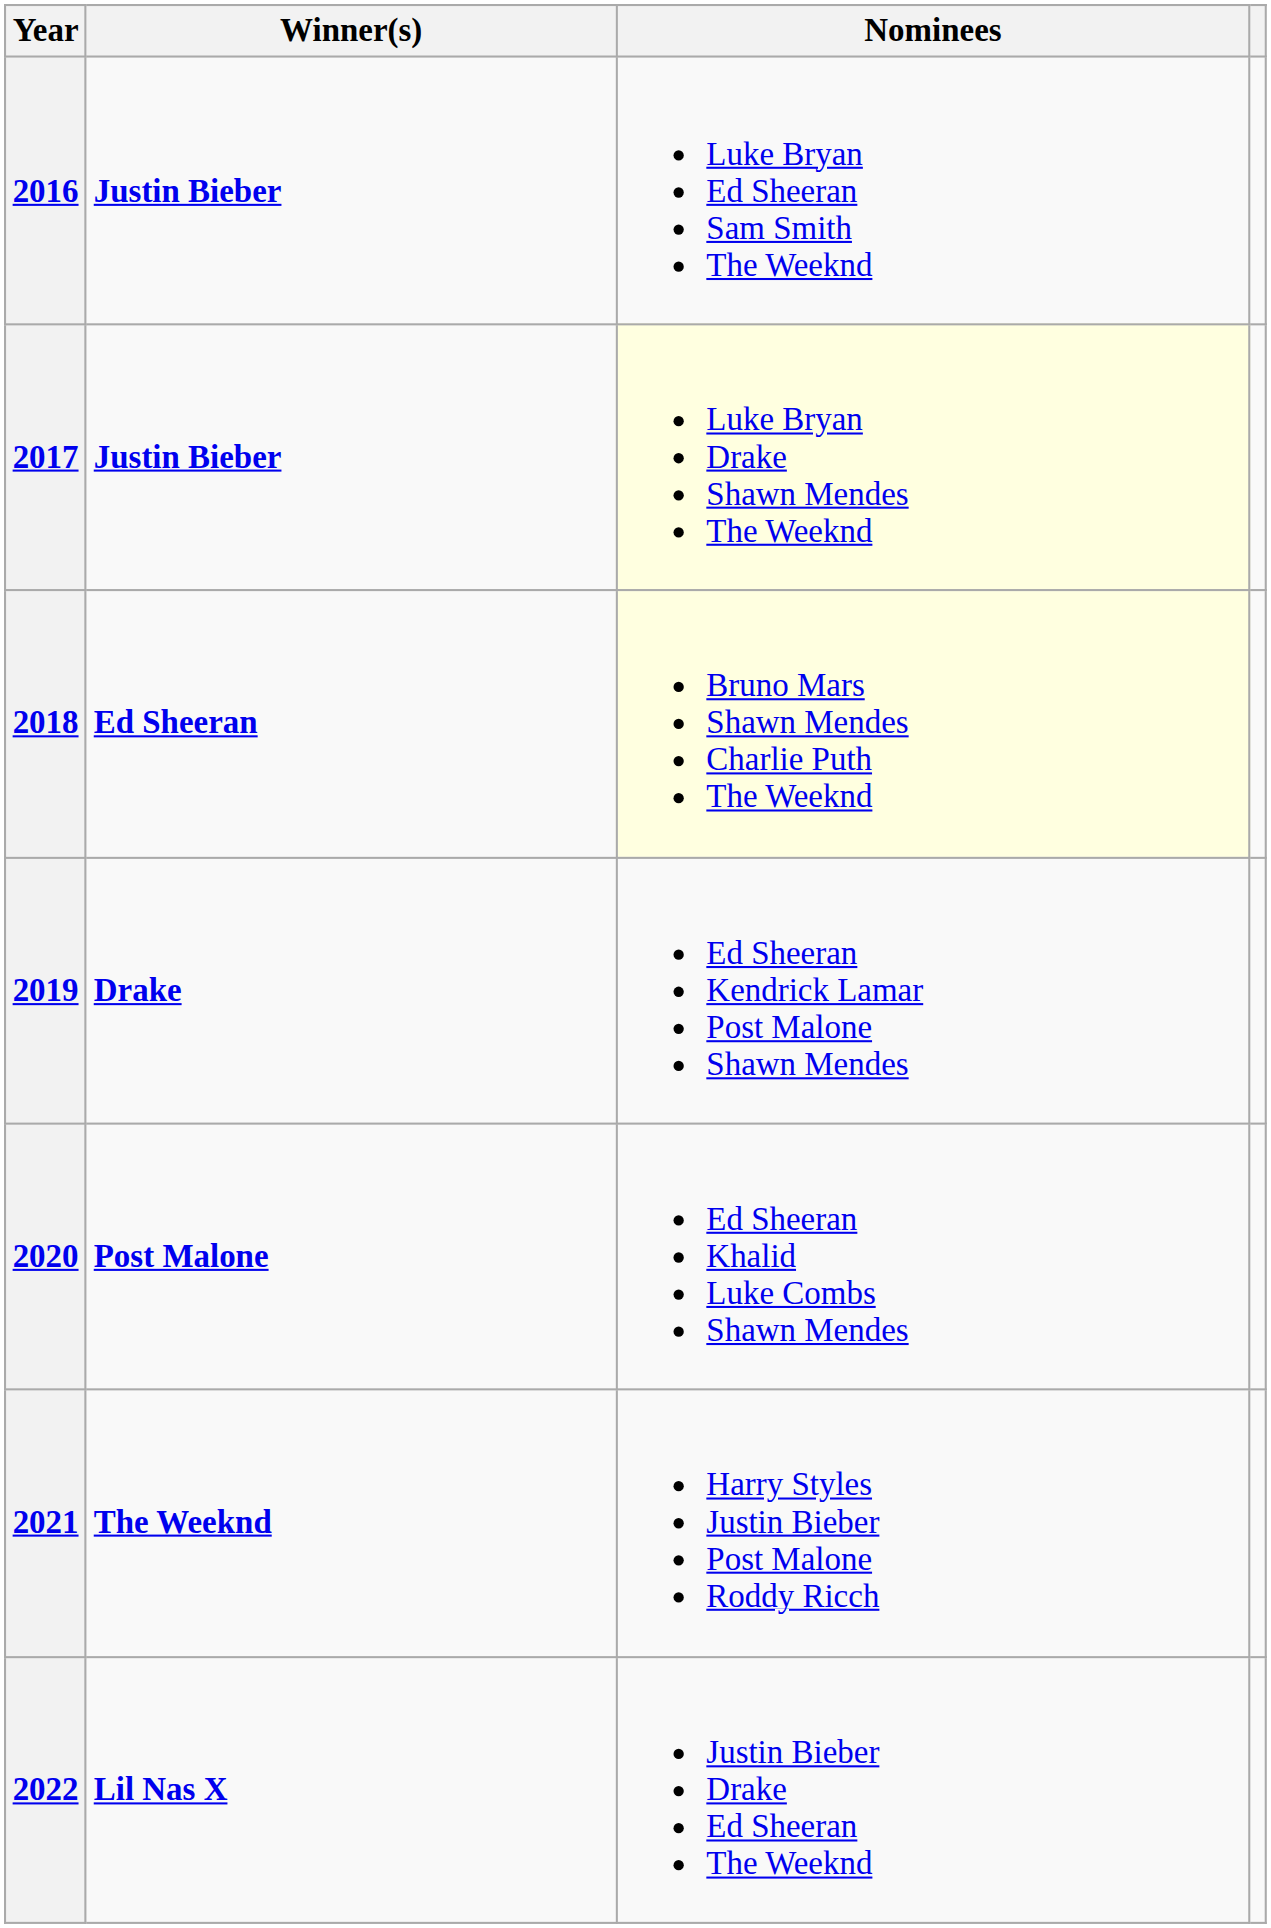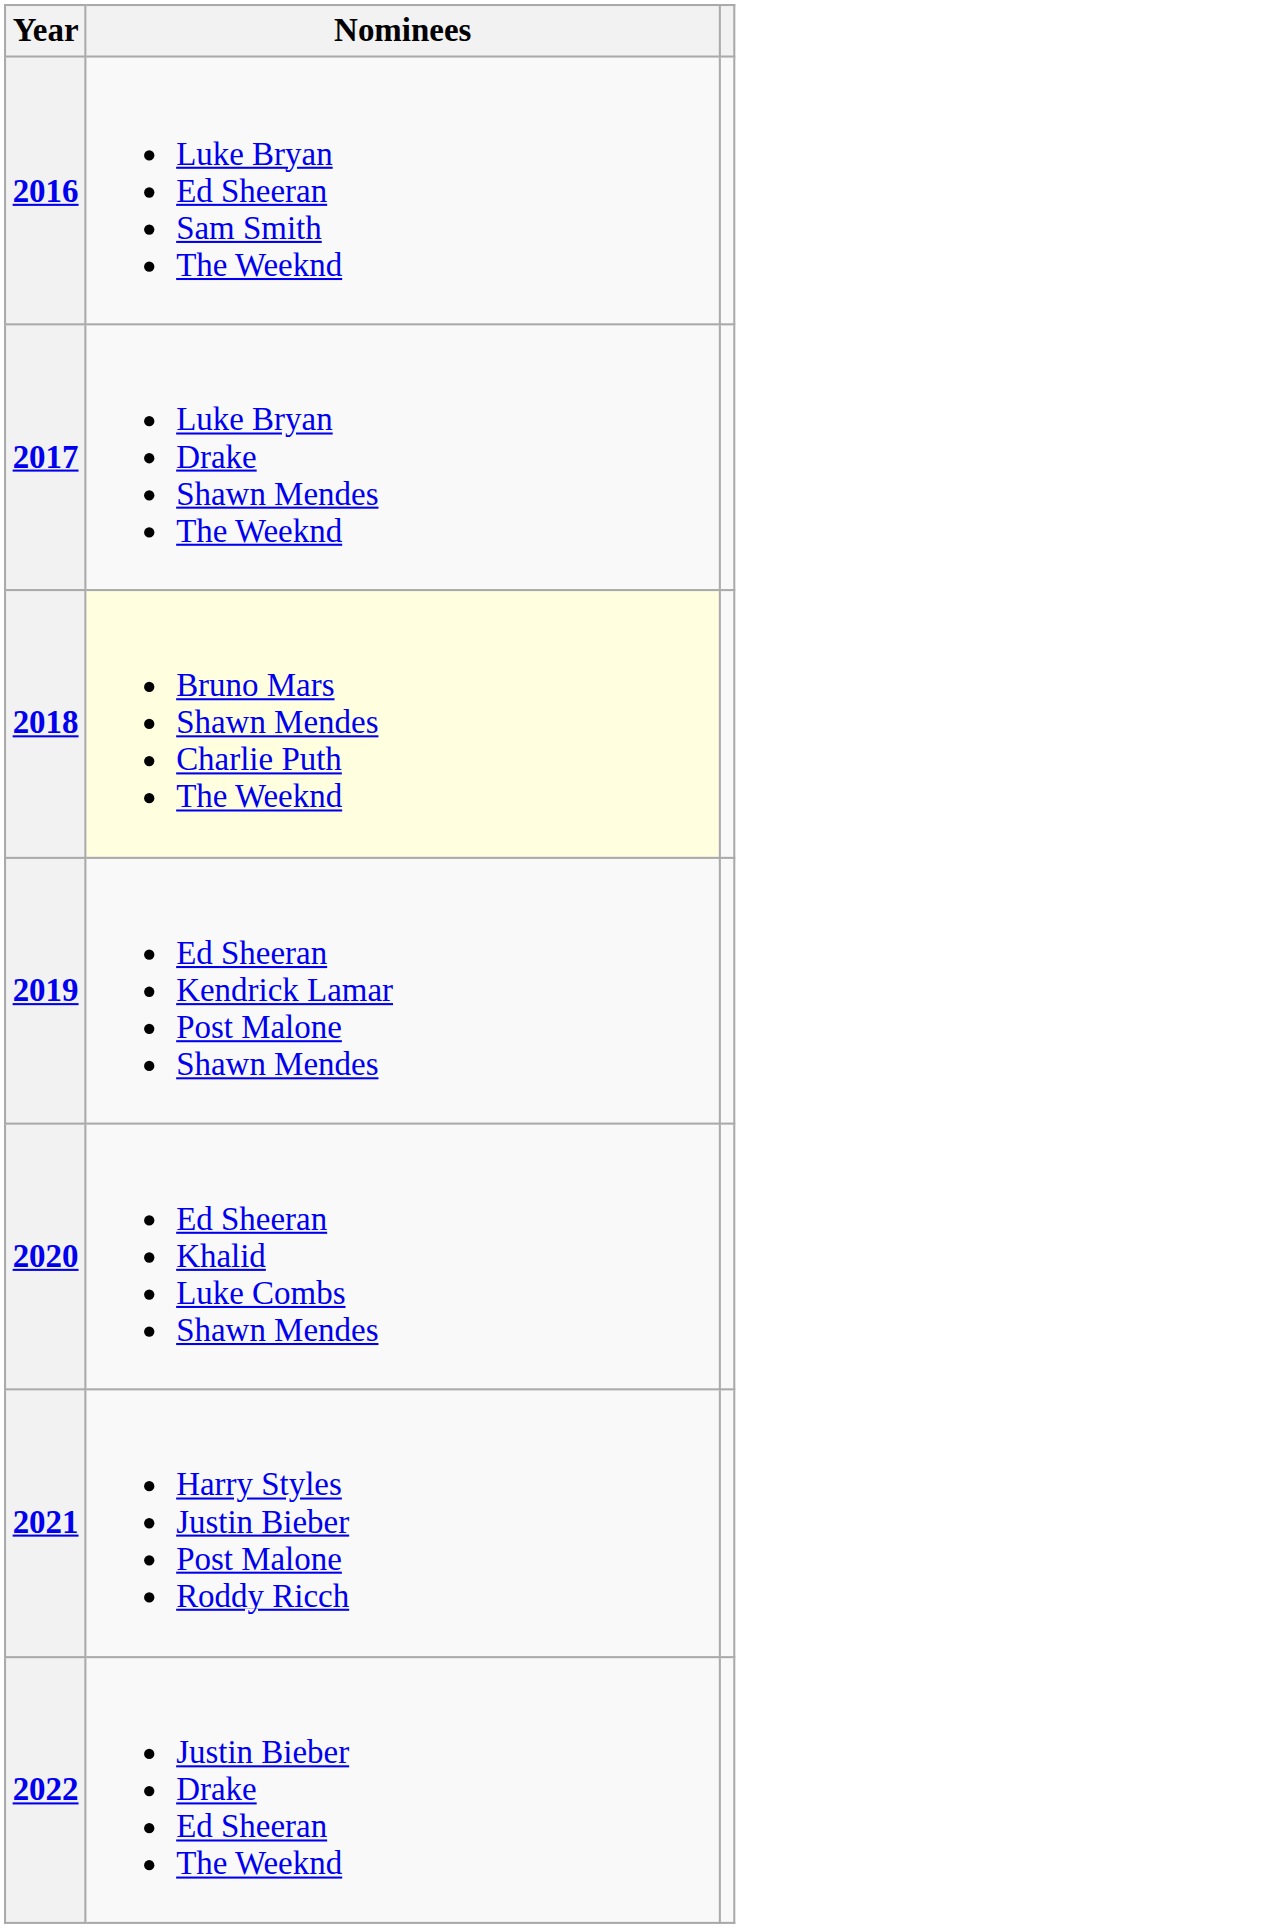- column: (351, 30)
(933, 476) lightyellow background -> (403, 476) no background
